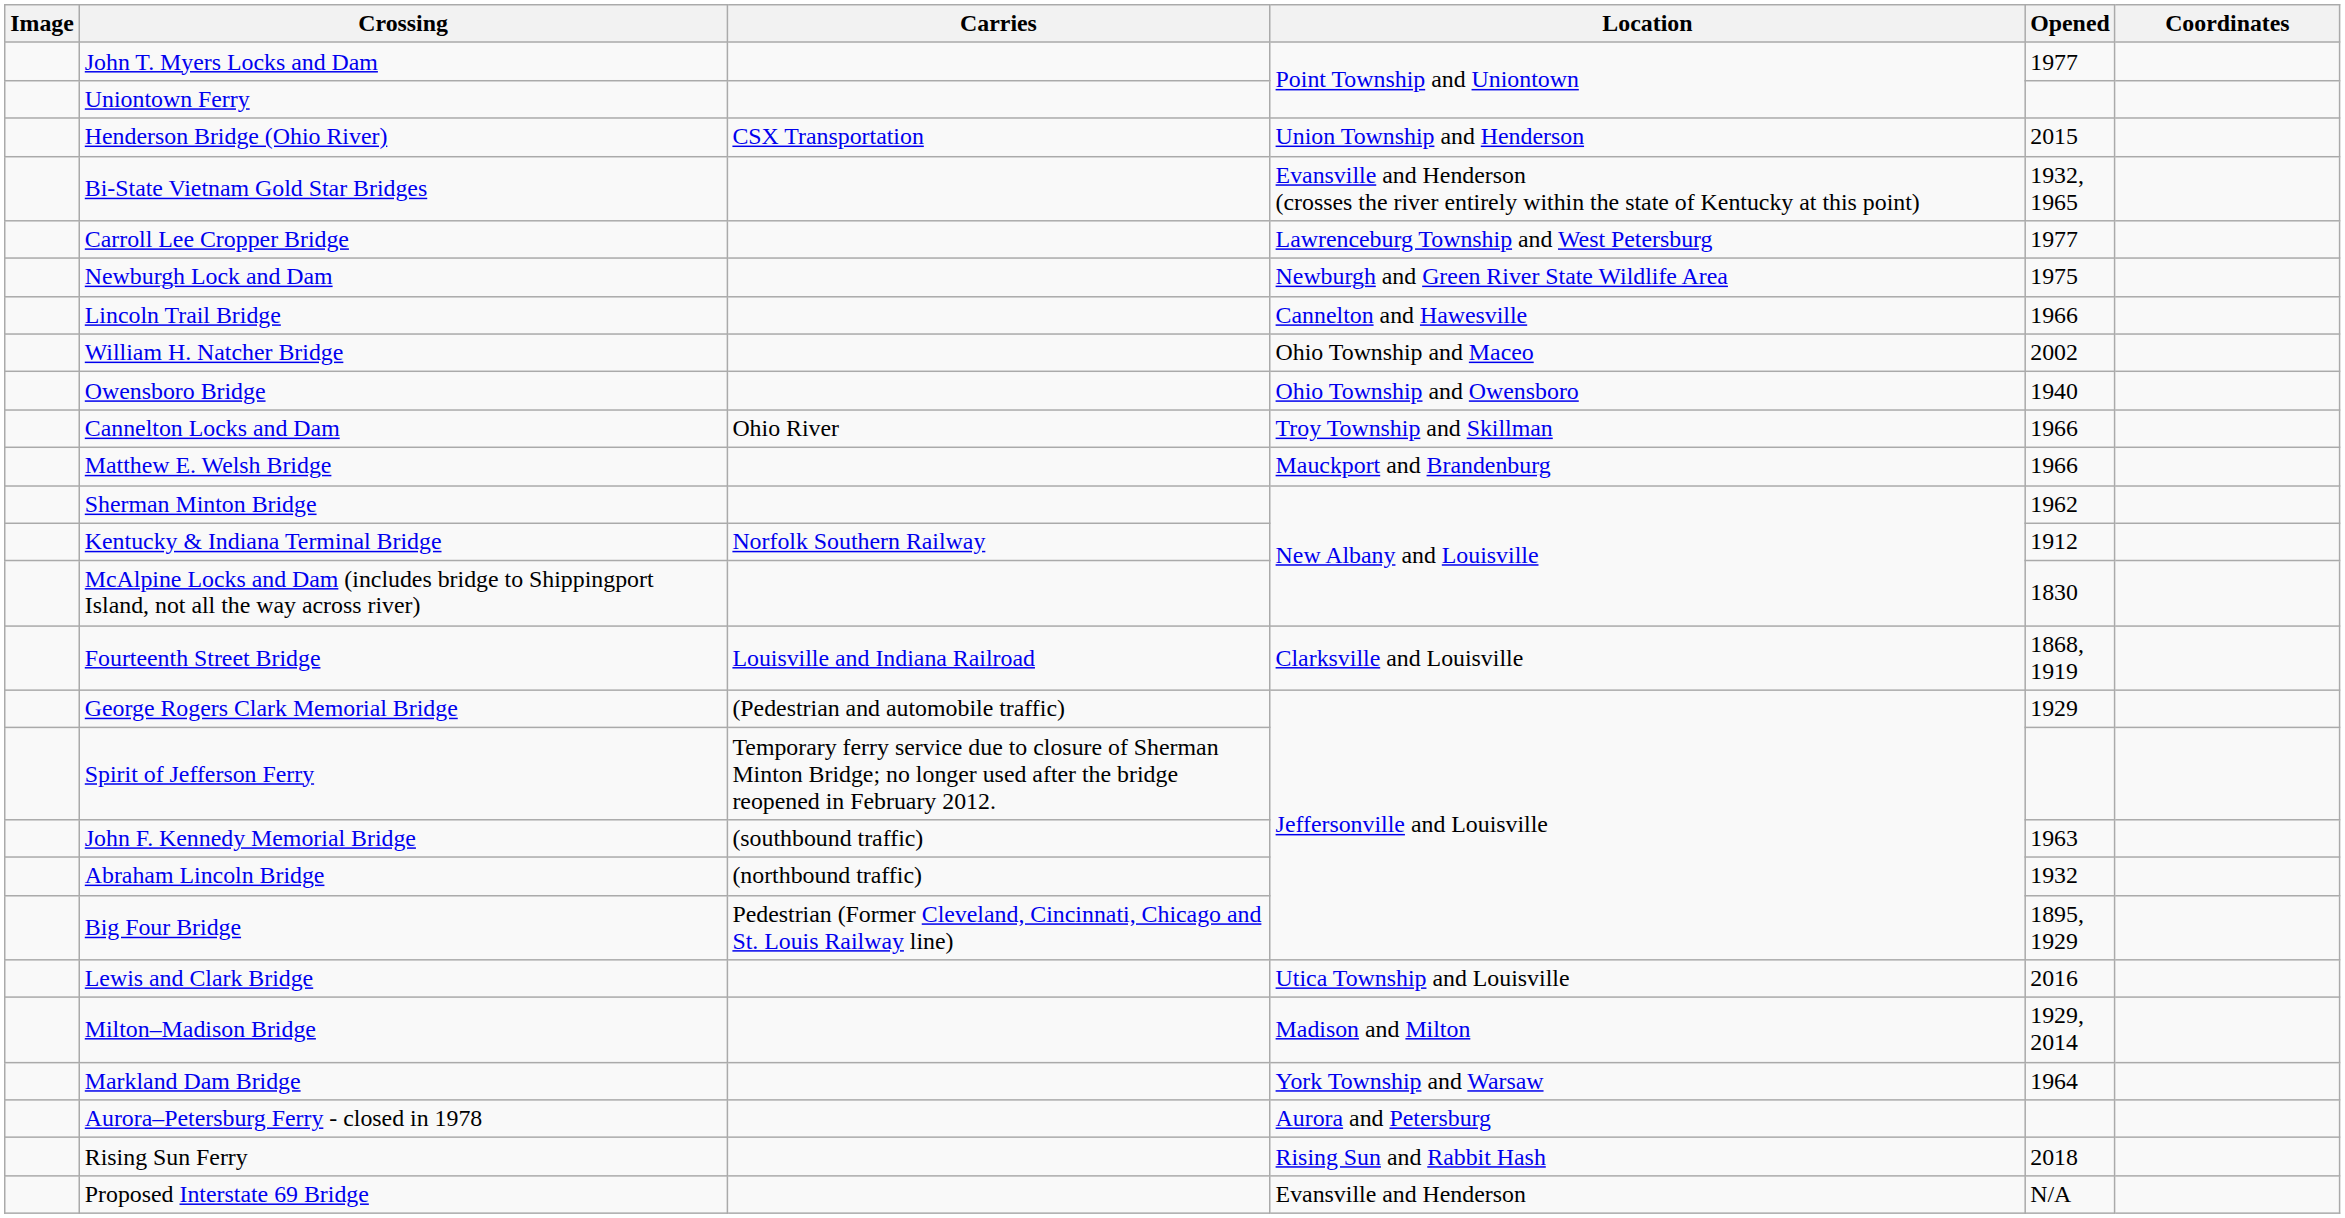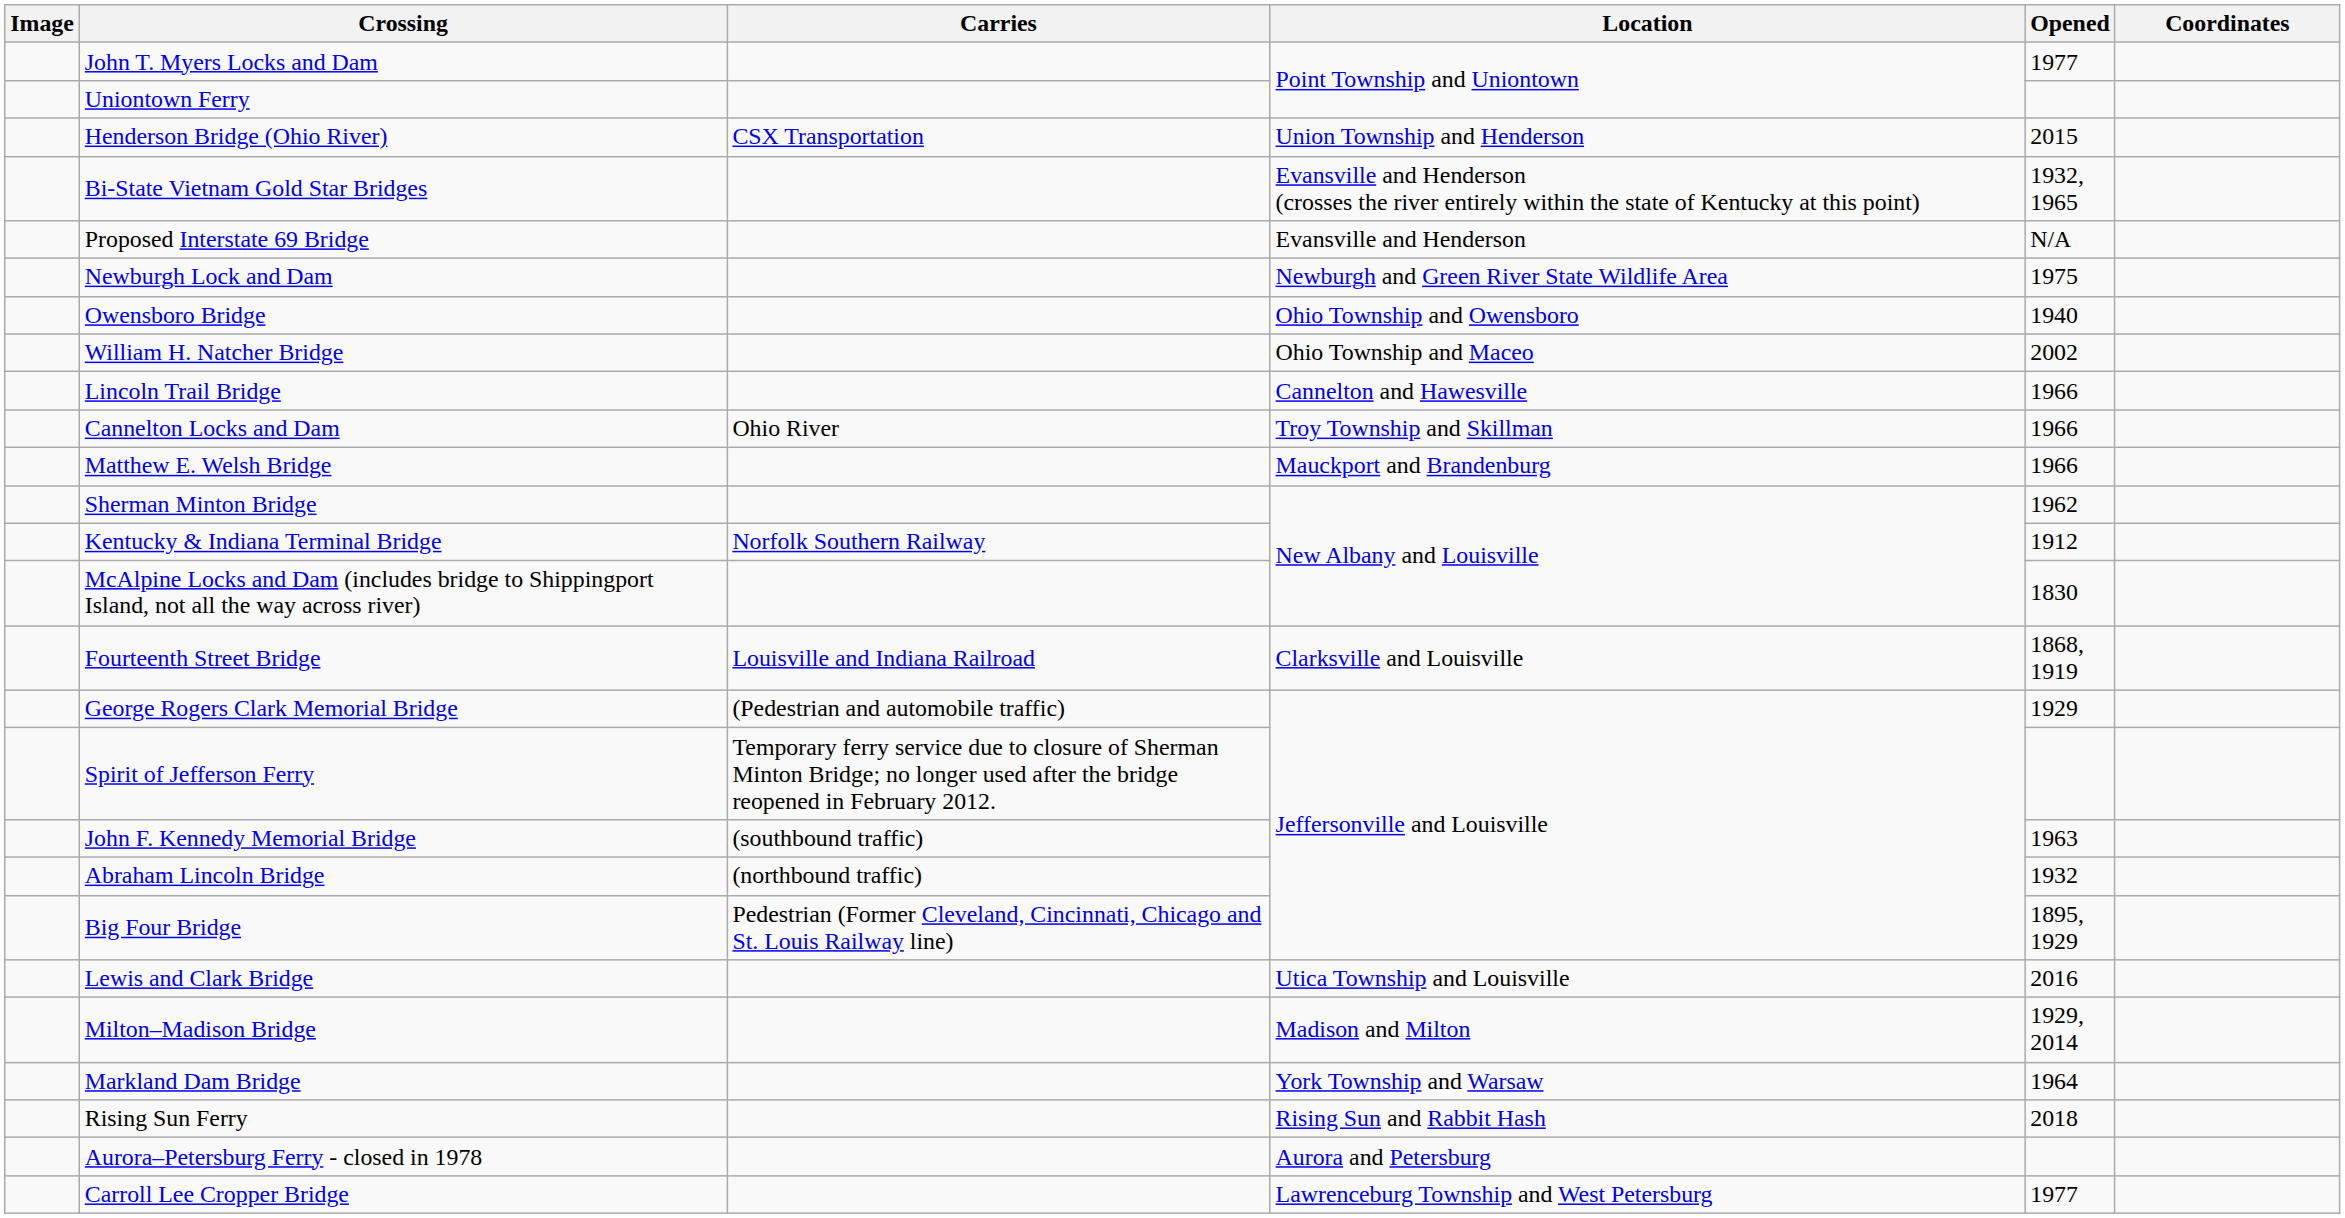rows swapped: (227, 1194) <-> (217, 239)
rows swapped: (175, 390) <-> (183, 314)
rows swapped: (166, 1156) <-> (284, 1118)
